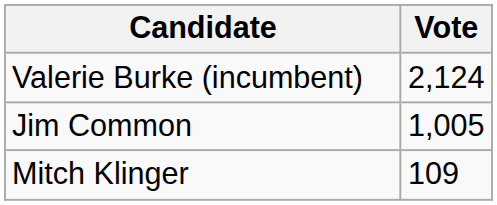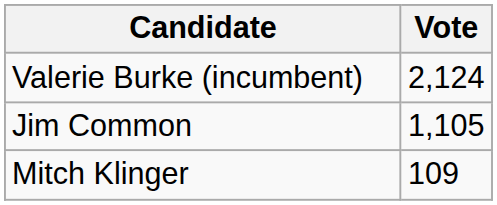(446, 125) 1,005 -> (446, 125) 1,105
